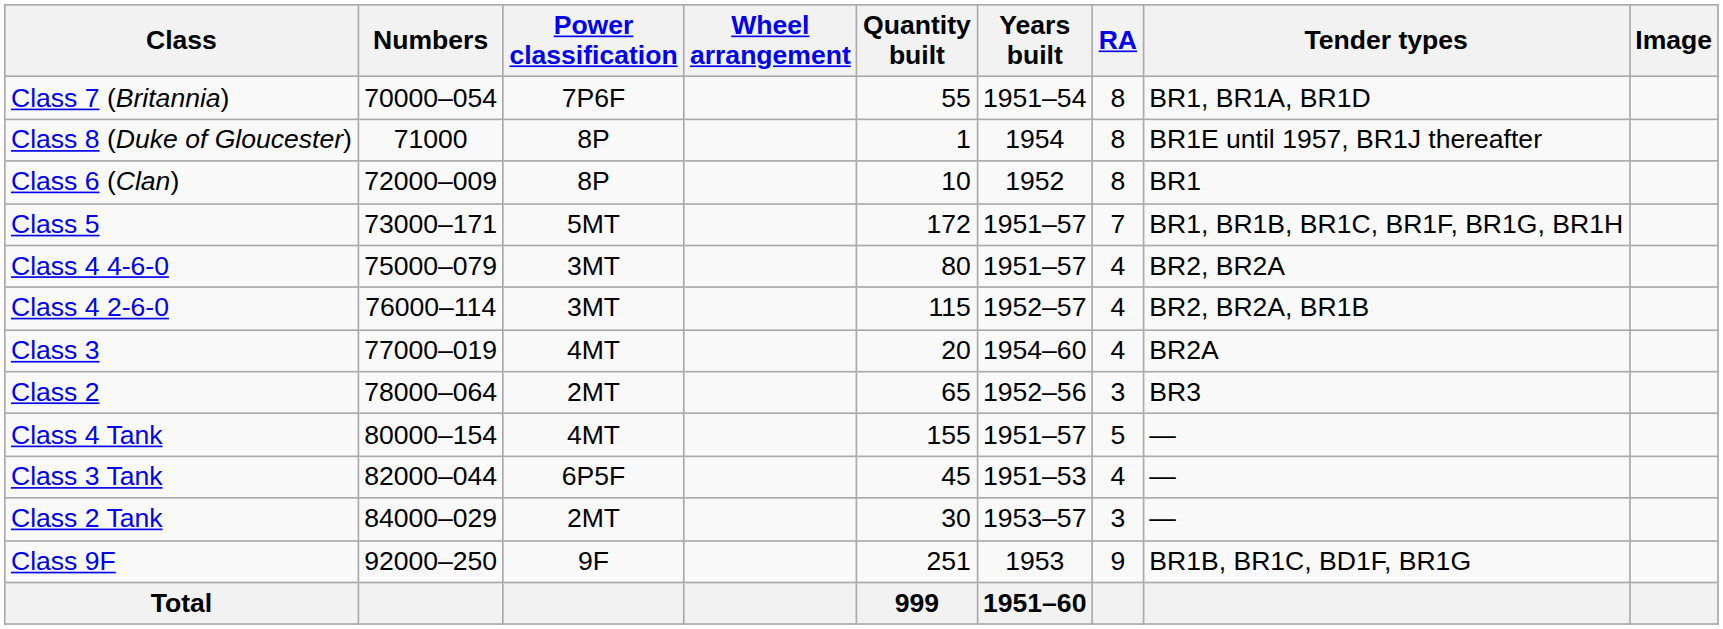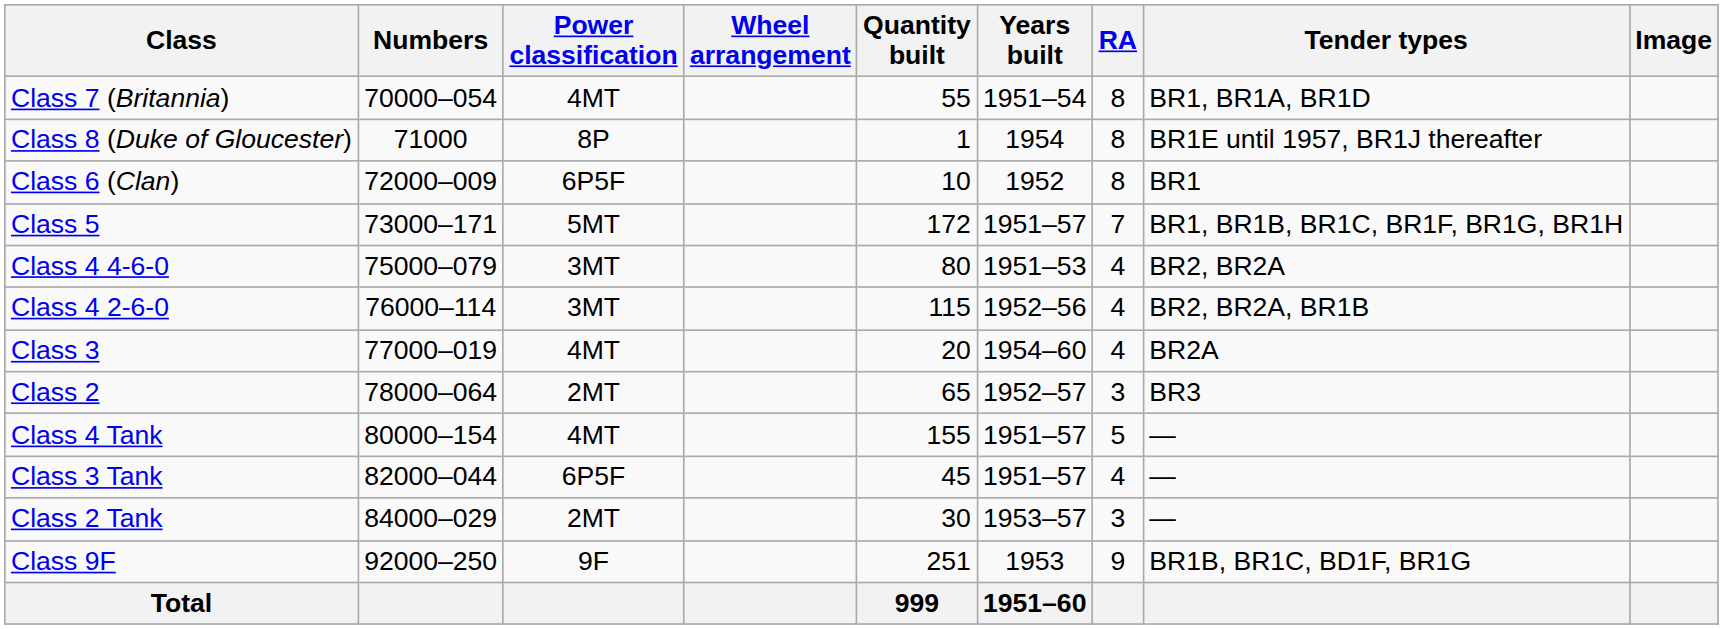(594, 97) 7P6F -> (594, 97) 4MT
(594, 181) 8P -> (594, 181) 6P5F
(1035, 266) 1951–57 -> (1035, 266) 1951–53
(1035, 308) 1952–57 -> (1035, 308) 1952–56
(1035, 392) 1952–56 -> (1035, 392) 1952–57
(1035, 476) 1951–53 -> (1035, 476) 1951–57
